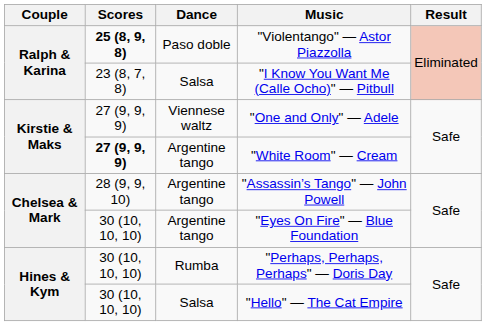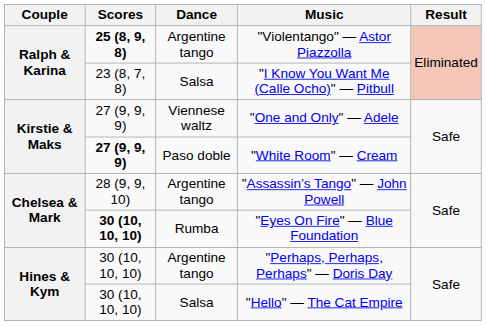(197, 44) Paso doble -> (197, 44) Argentine tango
(197, 155) Argentine tango -> (197, 155) Paso doble
(120, 228) normal -> (120, 228) bold
(197, 228) Argentine tango -> (197, 228) Rumba
(197, 265) Rumba -> (197, 265) Argentine tango
